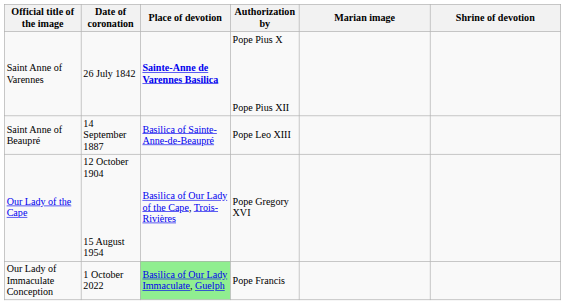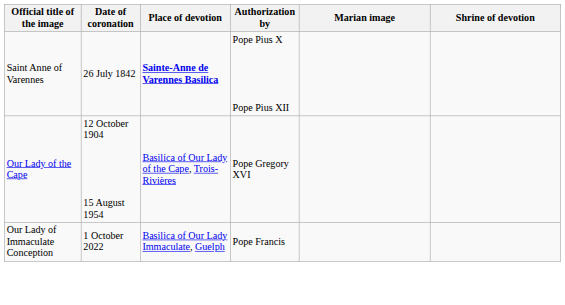- row: (34, 135)
(185, 280) lightgreen background -> (185, 241) no background
